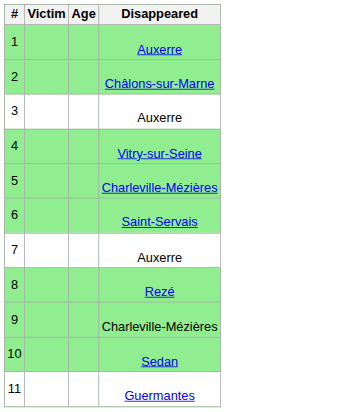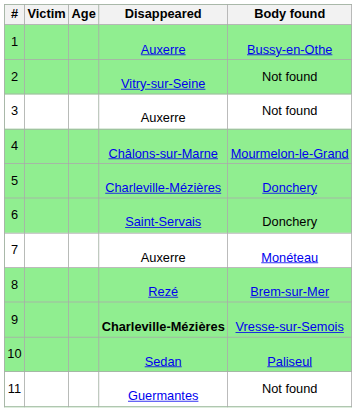+ column: (290, 14)
(160, 84) Châlons-sur-Marne -> (163, 84) Vitry-sur-Seine
(160, 153) Vitry-sur-Seine -> (163, 153) Châlons-sur-Marne
(160, 326) normal -> (163, 326) bold
